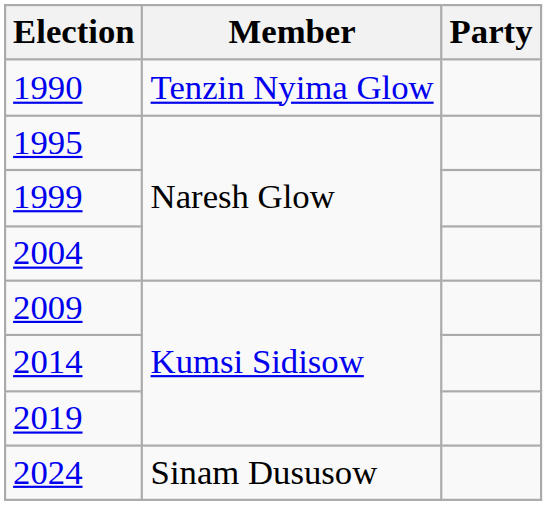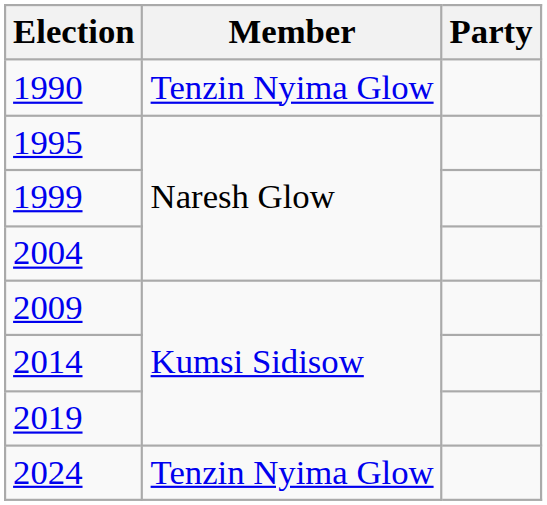(264, 472) Sinam Dususow -> (292, 472) Tenzin Nyima Glow
